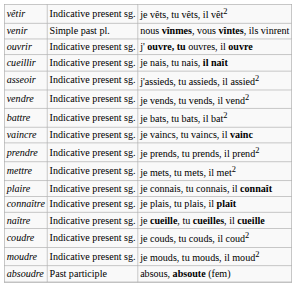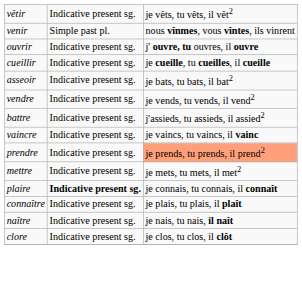(184, 63) je nais, tu nais, il naît -> (208, 63) je cueille, tu cueilles, il cueille
(200, 80) j'assieds, tu assieds, il assied2 -> (189, 80) je bats, tu bats, il bat2
(184, 117) je bats, tu bats, il bat2 -> (205, 117) j'assieds, tu assieds, il assied2
(200, 152) no background -> (205, 152) lightsalmon background
(93, 188) normal -> (95, 188) bold
(202, 220) je cueille, tu cueilles, il cueille -> (189, 220) je nais, tu nais, il naît
- row: (20, 238)
- row: (22, 256)
+ row: (17, 236)
- row: (25, 274)
